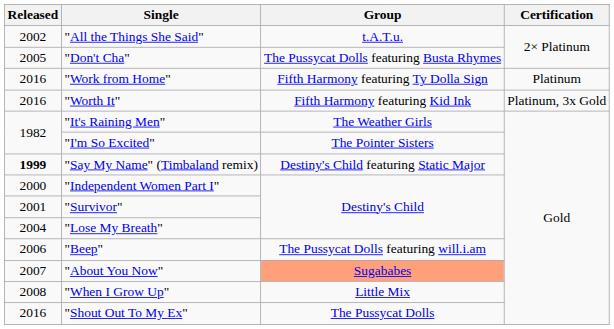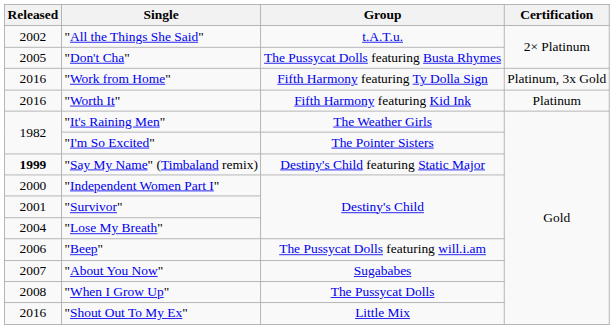(557, 79) Platinum -> (557, 79) Platinum, 3x Gold
(557, 100) Platinum, 3x Gold -> (557, 100) Platinum
(383, 270) lightsalmon background -> (383, 270) no background
(383, 292) Little Mix -> (383, 292) The Pussycat Dolls
(383, 313) The Pussycat Dolls -> (383, 313) Little Mix
